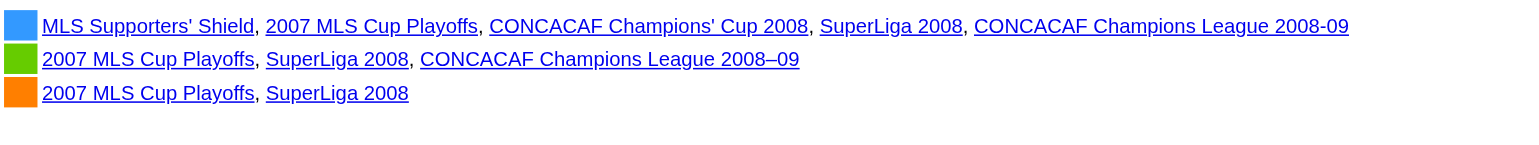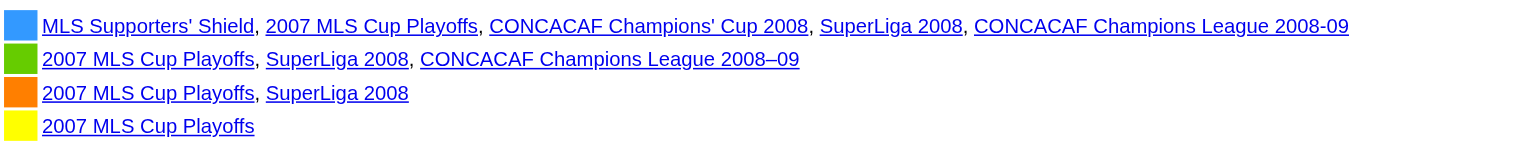+ row: (148, 126)
